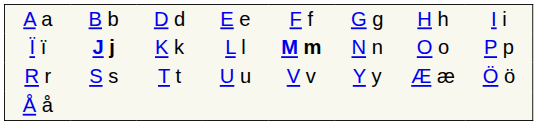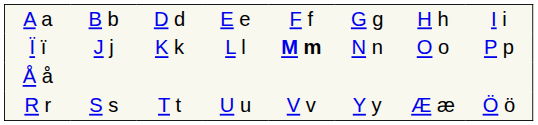(104, 48) bold -> (104, 48) normal
rows swapped: (38, 76) <-> (38, 105)
